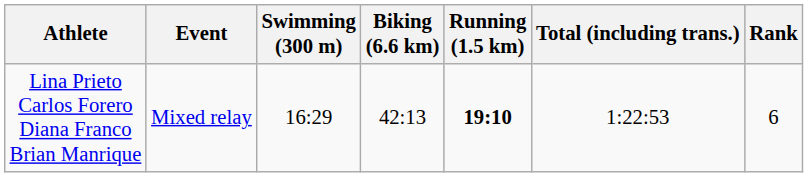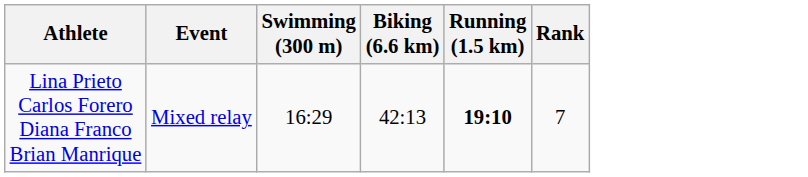- column: (638, 34)
(774, 117) 6 -> (560, 117) 7
